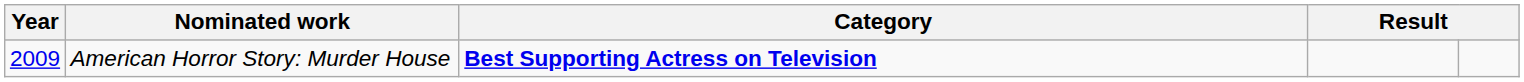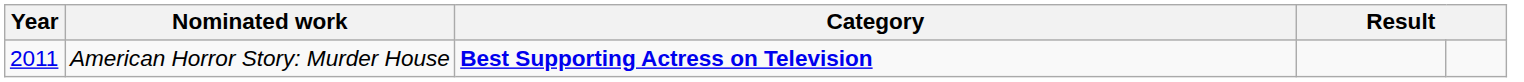(35, 58) 2009 -> (34, 58) 2011
